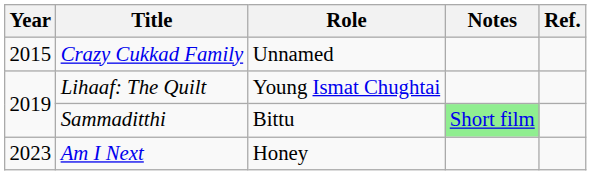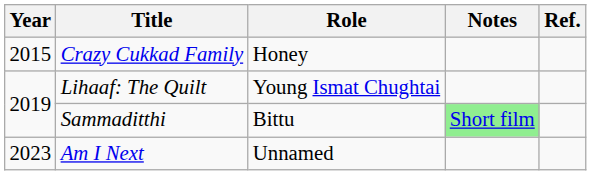(293, 53) Unnamed -> (280, 53) Honey
(280, 152) Honey -> (293, 152) Unnamed
